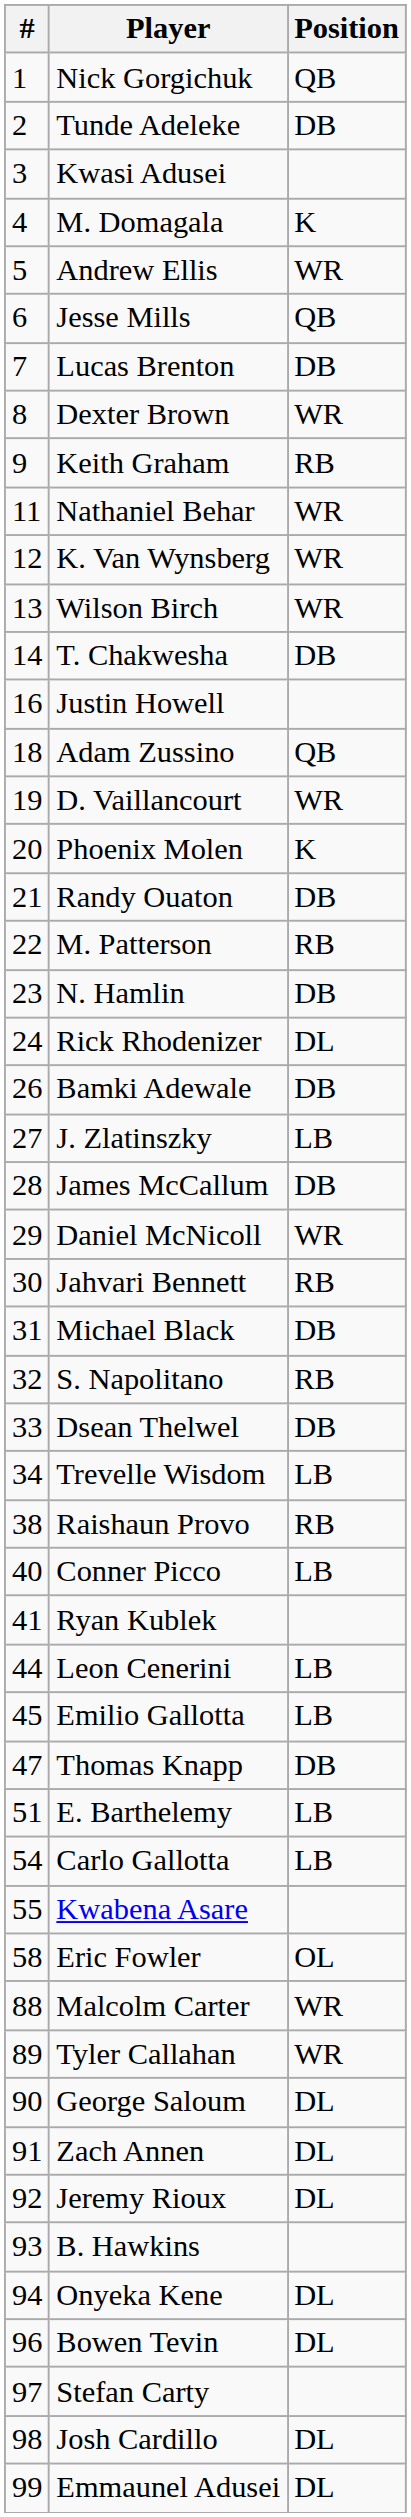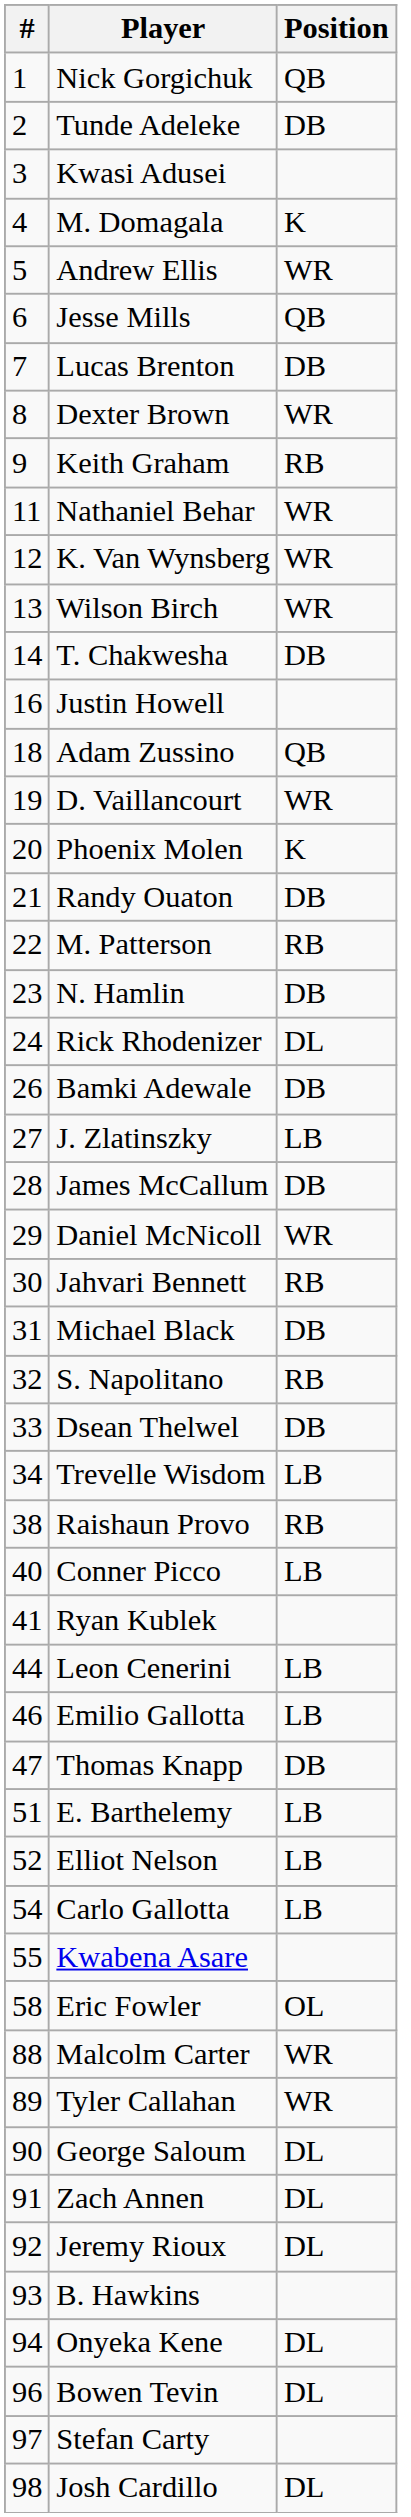(27, 1716) 45 -> (27, 1716) 46
+ row: (137, 1860)
- row: (168, 2487)
